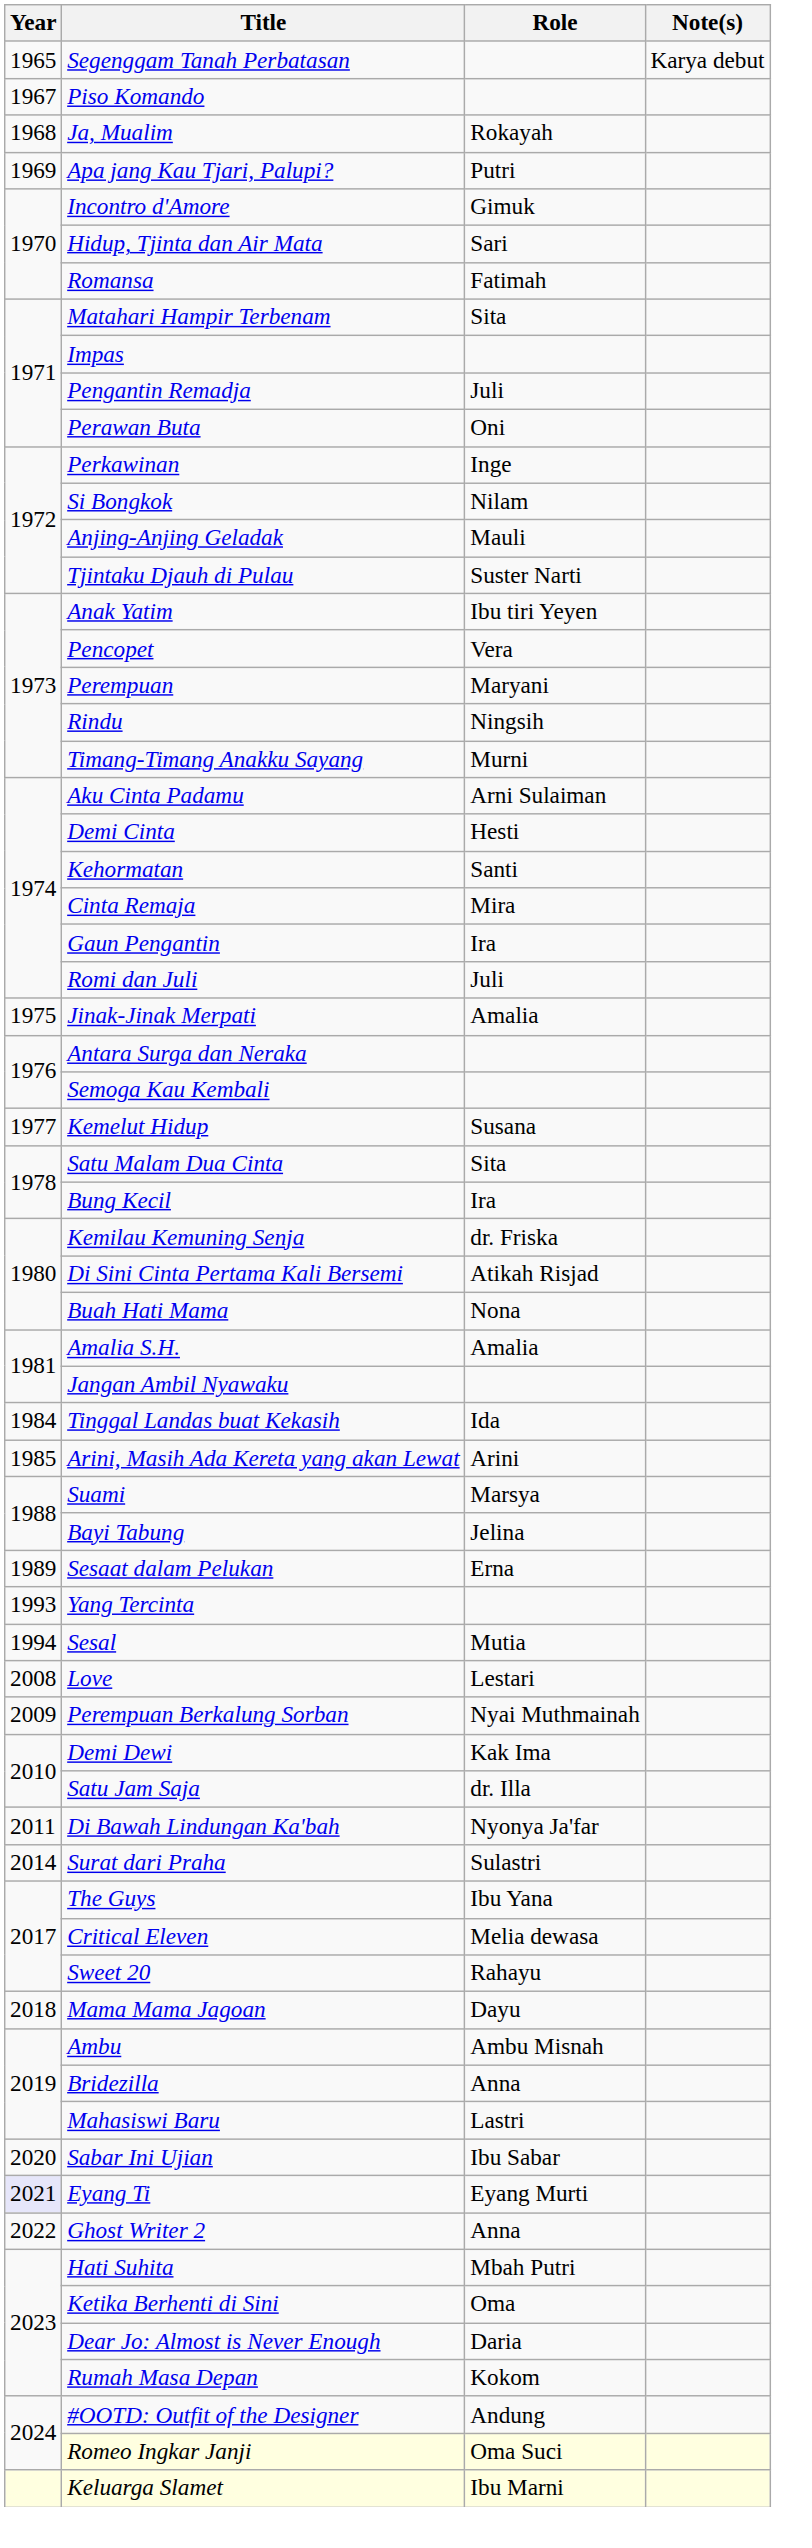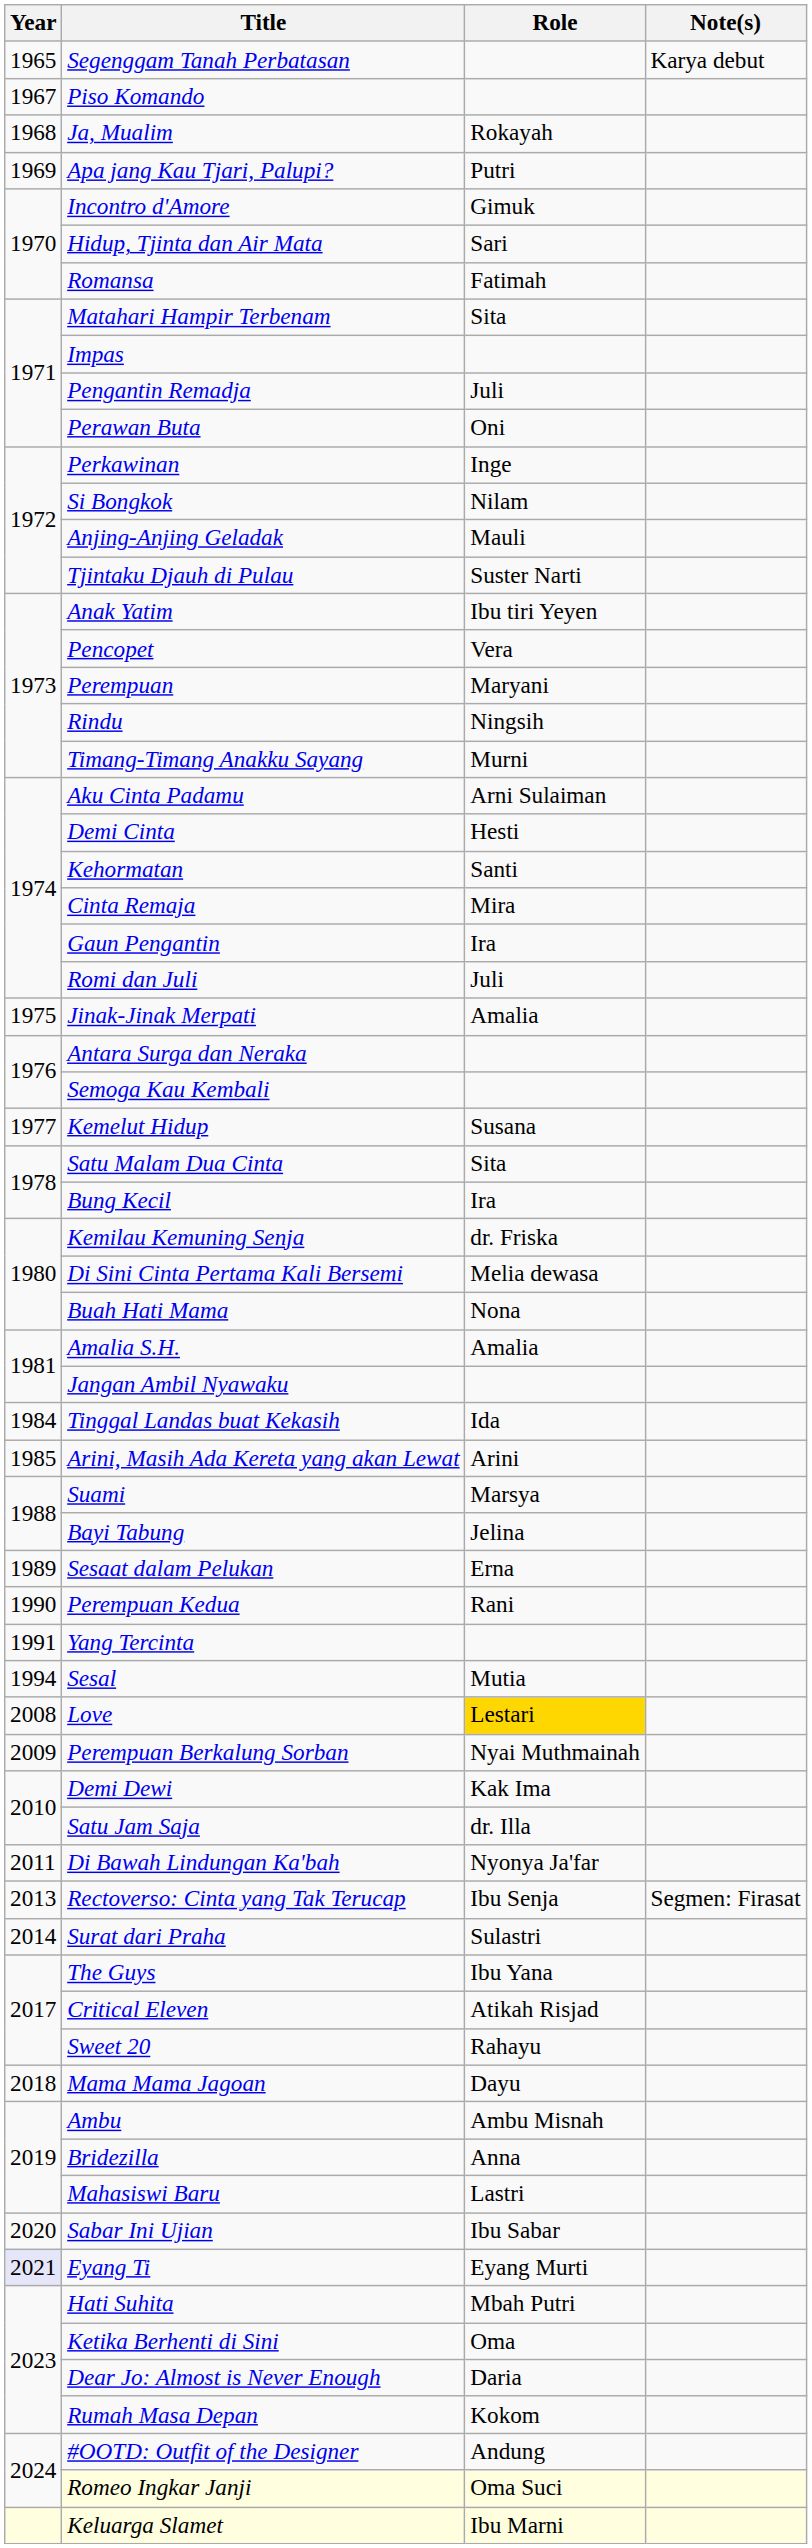(534, 1273) Atikah Risjad -> (534, 1273) Melia dewasa
+ row: (153, 1605)
(33, 1605) 1993 -> (33, 1641) 1991
(503, 1678) no background -> (503, 1715) gold background
+ row: (236, 1899)
(534, 1936) Melia dewasa -> (534, 2009) Atikah Risjad
- row: (136, 2230)
